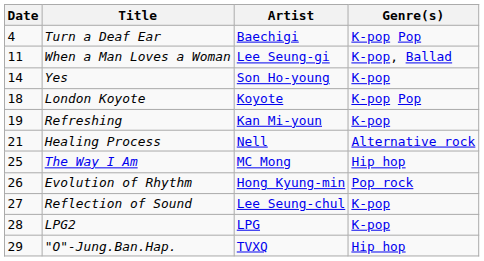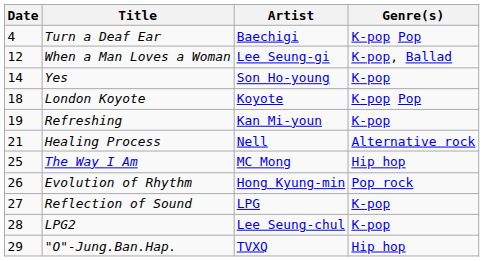(15, 57) 11 -> (15, 57) 12
(291, 204) Lee Seung-chul -> (248, 204) LPG
(248, 225) LPG -> (291, 225) Lee Seung-chul
